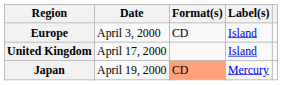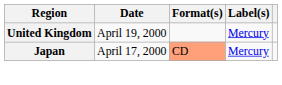- row: (49, 32)
(132, 51) April 17, 2000 -> (132, 32) April 19, 2000
(243, 51) Island -> (248, 32) Mercury
(132, 70) April 19, 2000 -> (132, 51) April 17, 2000
